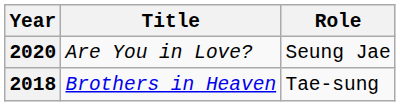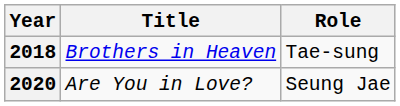rows swapped: (33, 84) <-> (33, 52)
